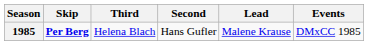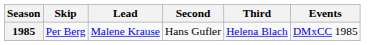columns swapped: (125, 13) <-> (256, 13)
(67, 31) bold -> (66, 31) normal
